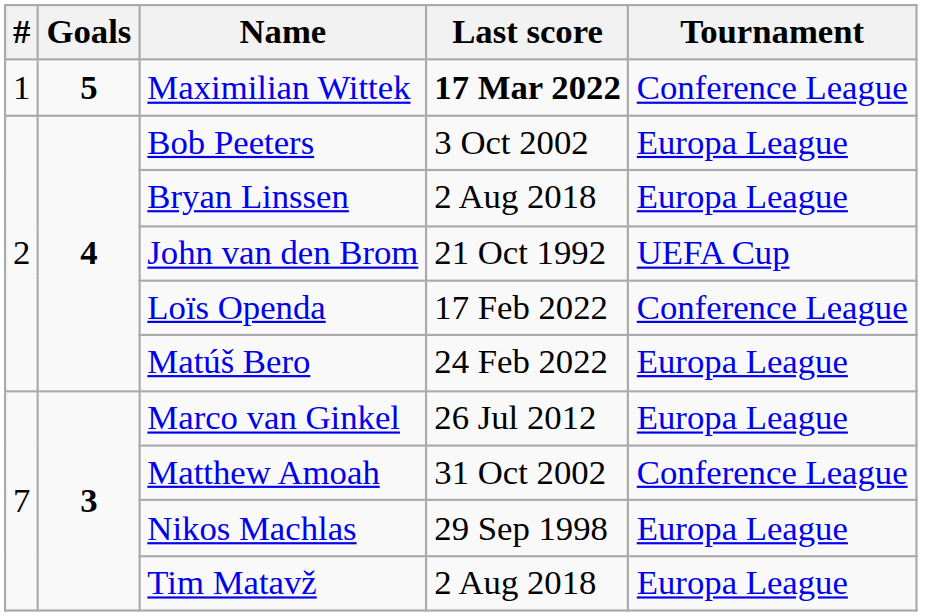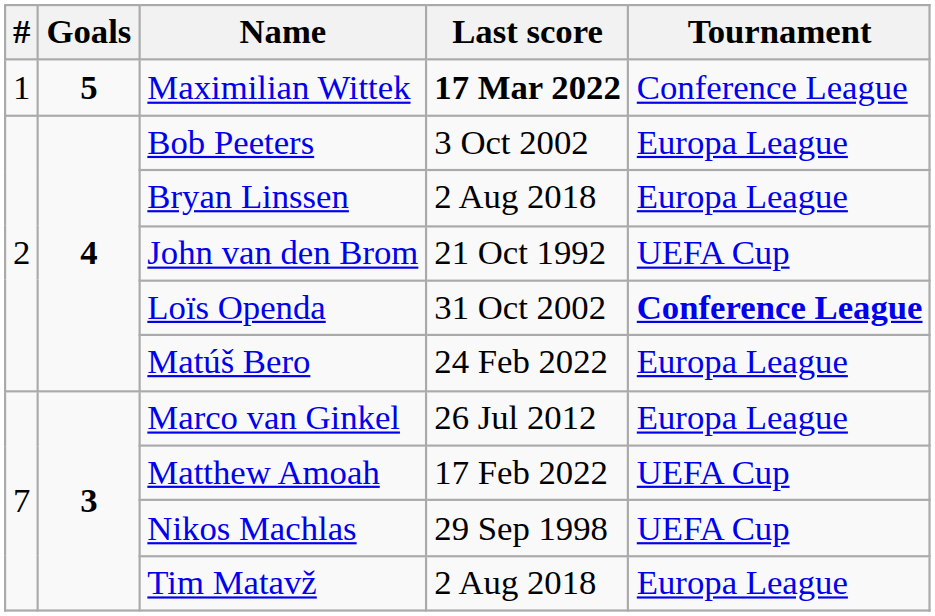(521, 307) 17 Feb 2022 -> (520, 307) 31 Oct 2002
(772, 307) normal -> (780, 307) bold
(520, 472) 31 Oct 2002 -> (521, 472) 17 Feb 2022
(772, 472) Conference League -> (713, 472) UEFA Cup
(742, 527) Europa League -> (713, 527) UEFA Cup
